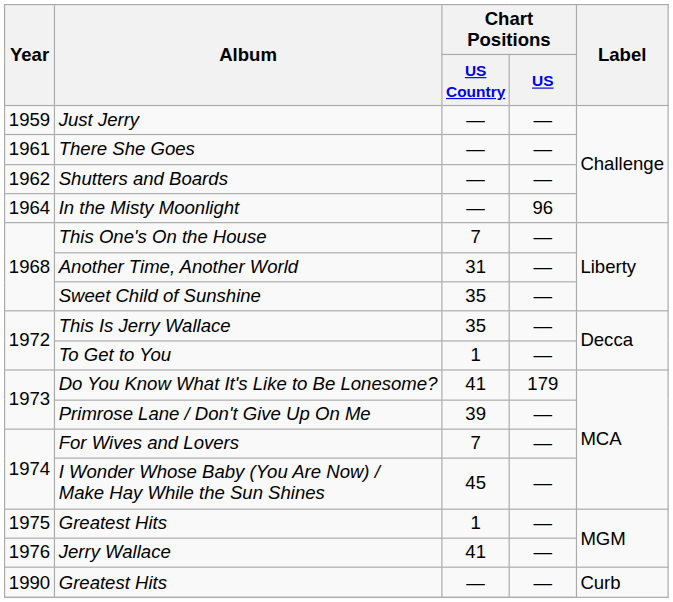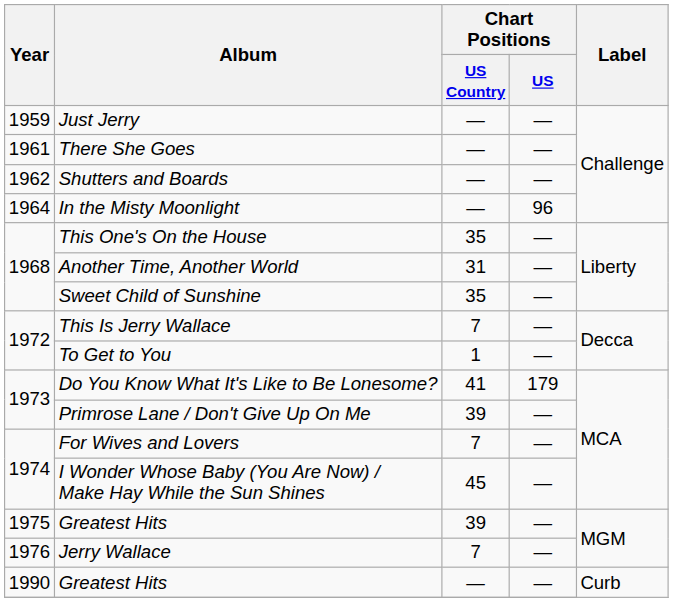(476, 237) 7 -> (476, 237) 35
(476, 325) 35 -> (476, 325) 7
(476, 523) 1 -> (476, 523) 39
(476, 552) 41 -> (476, 552) 7
